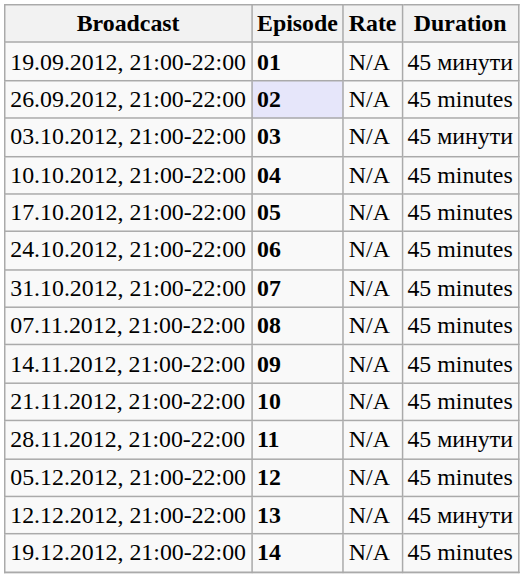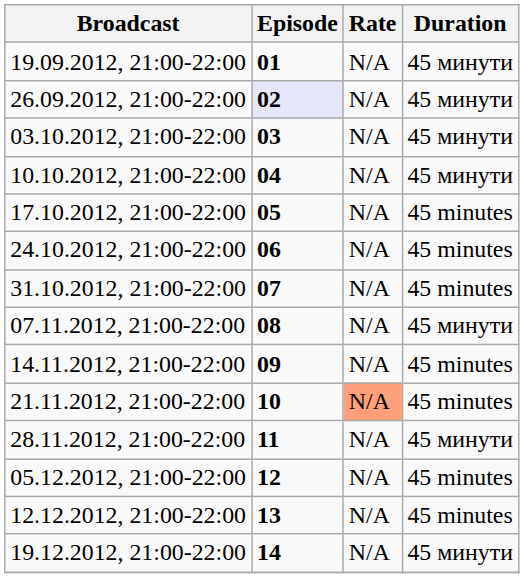(460, 99) 45 minutes -> (460, 99) 45 минути
(460, 174) 45 minutes -> (460, 174) 45 минути
(460, 325) 45 minutes -> (460, 325) 45 минути
(369, 401) no background -> (369, 401) lightsalmon background
(460, 514) 45 минути -> (460, 514) 45 minutes
(460, 552) 45 minutes -> (460, 552) 45 минути
